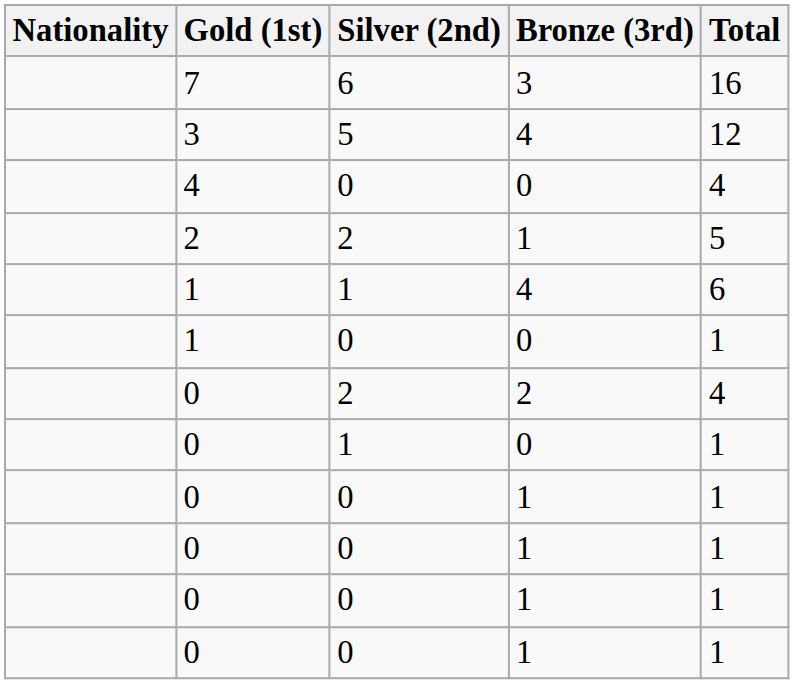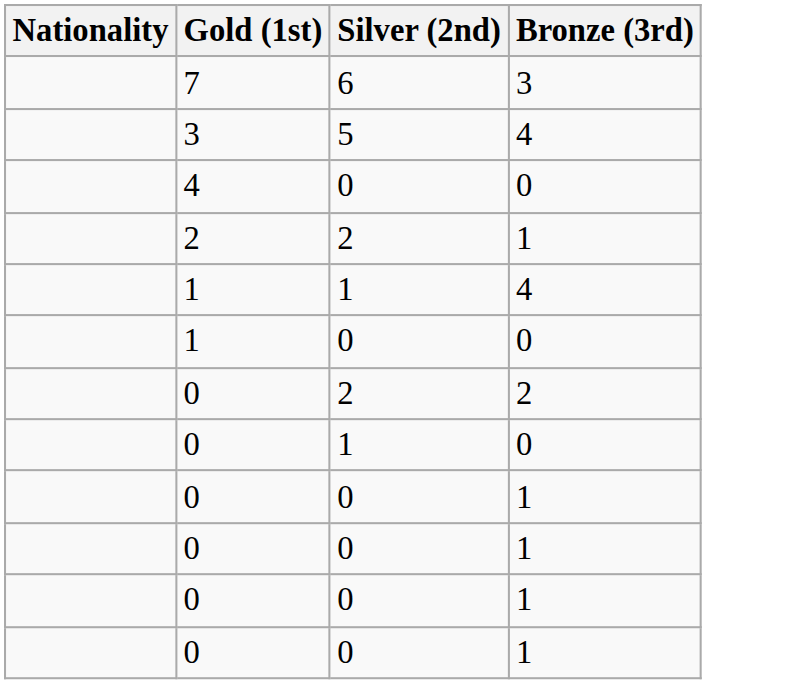- column: (745, 30)
